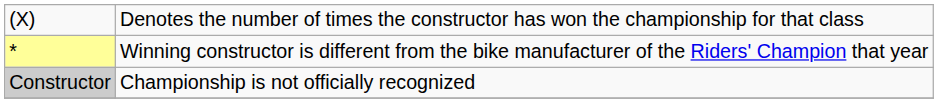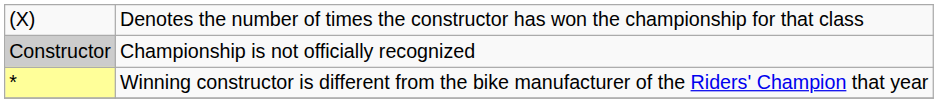rows swapped: (13, 51) <-> (60, 82)
